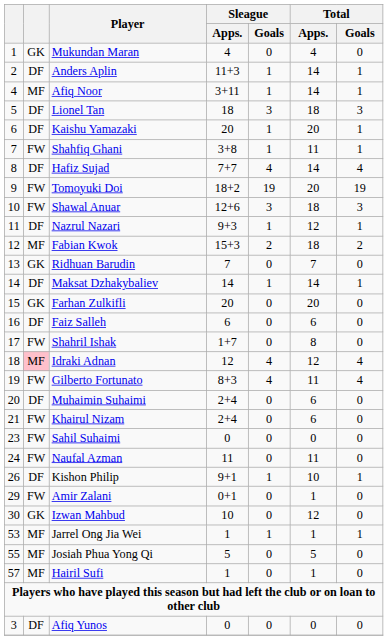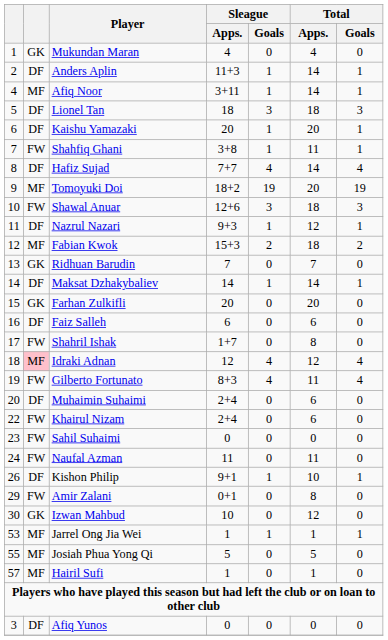(36, 187) FW -> (36, 187) MF
(14, 419) 21 -> (14, 419) 22
(313, 496) 1 -> (313, 496) 8
